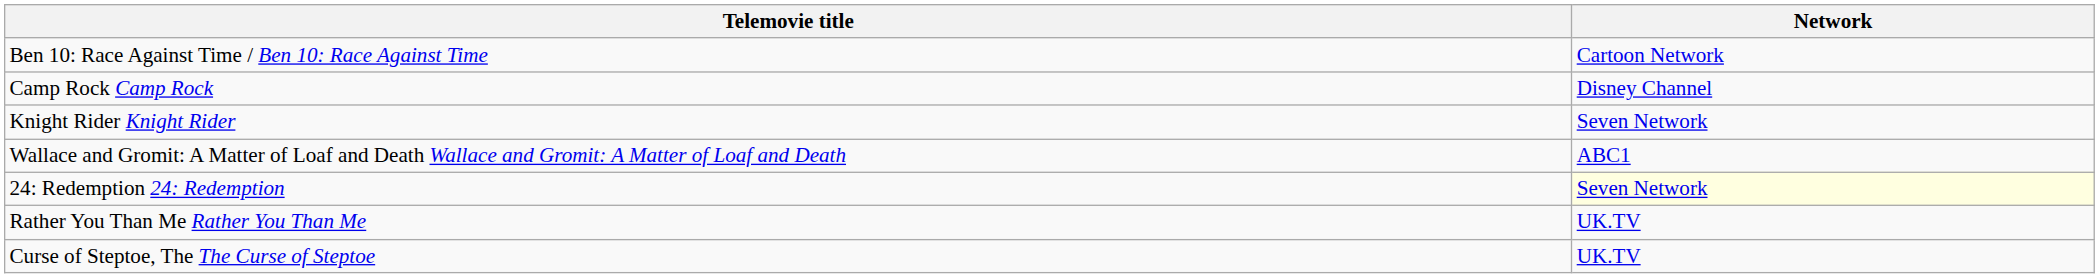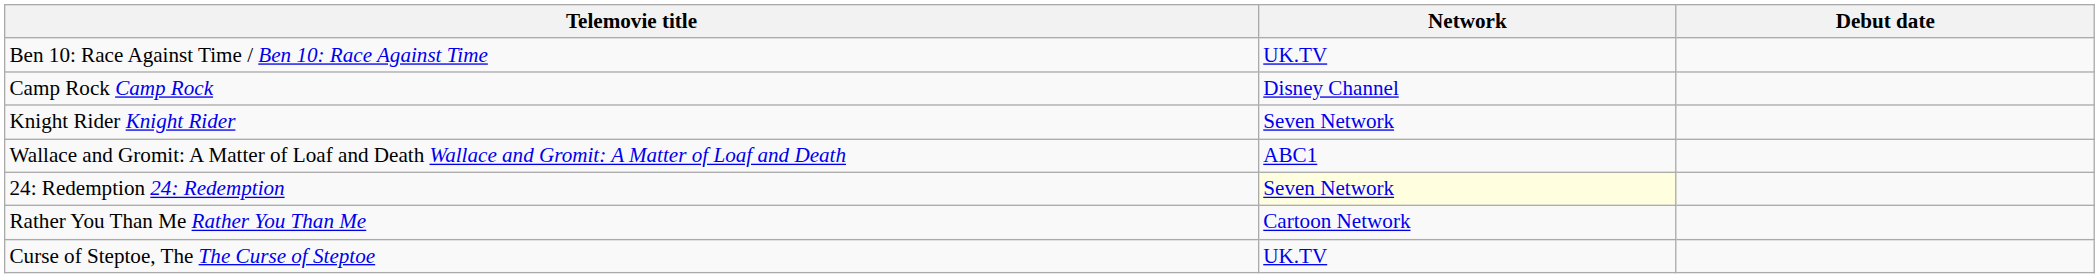+ column: (1885, 21)
(1650, 54) Cartoon Network -> (1295, 54) UK.TV
(1609, 222) UK.TV -> (1337, 222) Cartoon Network
